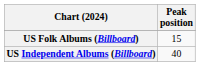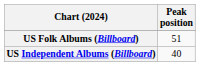(176, 38) 15 -> (176, 38) 51
